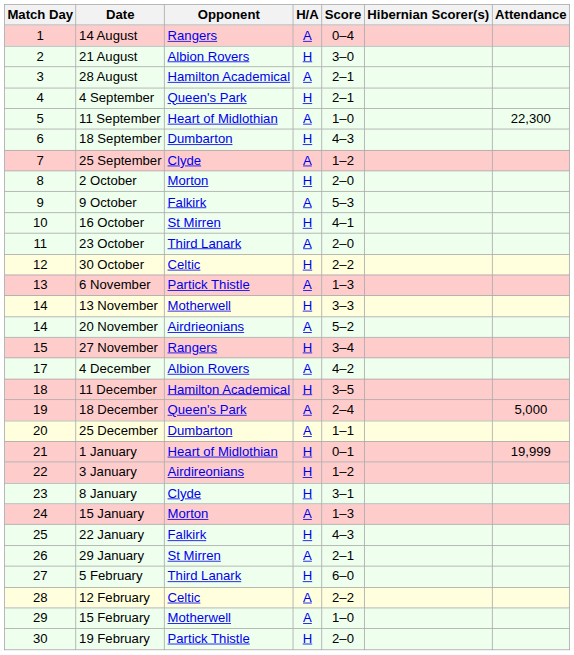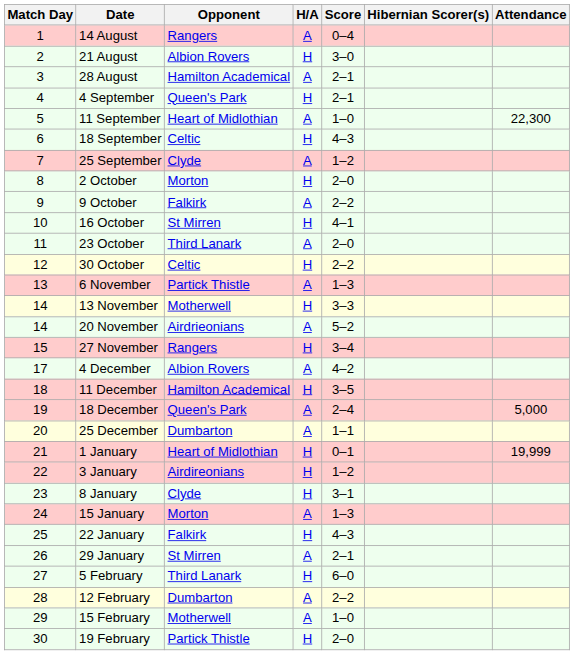(200, 139) Dumbarton -> (184, 139) Celtic
(343, 202) 5–3 -> (343, 202) 2–2
(184, 597) Celtic -> (200, 597) Dumbarton
